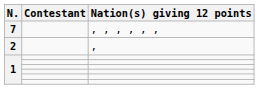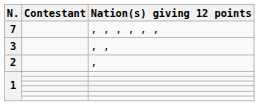+ row: (13, 46)
